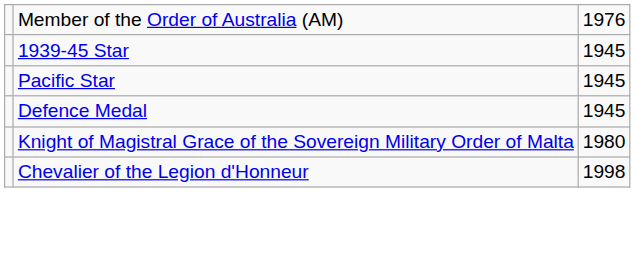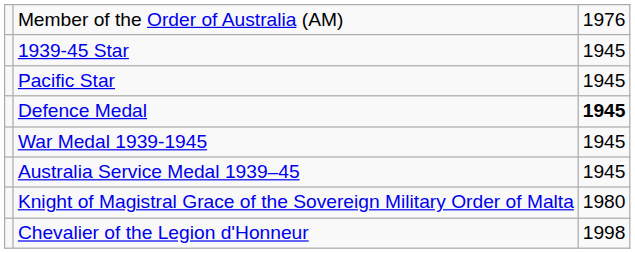(604, 111) normal -> (604, 111) bold
+ row: (113, 141)
+ row: (159, 171)
